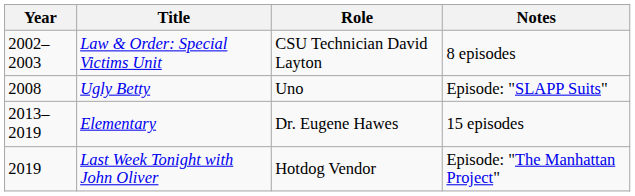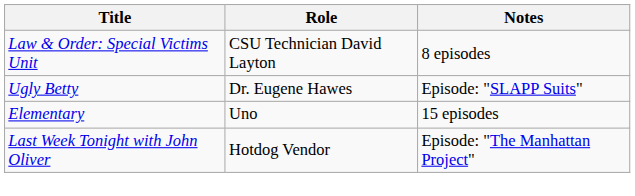- column: (40, 17)
(289, 88) Uno -> (291, 88) Dr. Eugene Hawes
(337, 123) Dr. Eugene Hawes -> (243, 114) Uno
